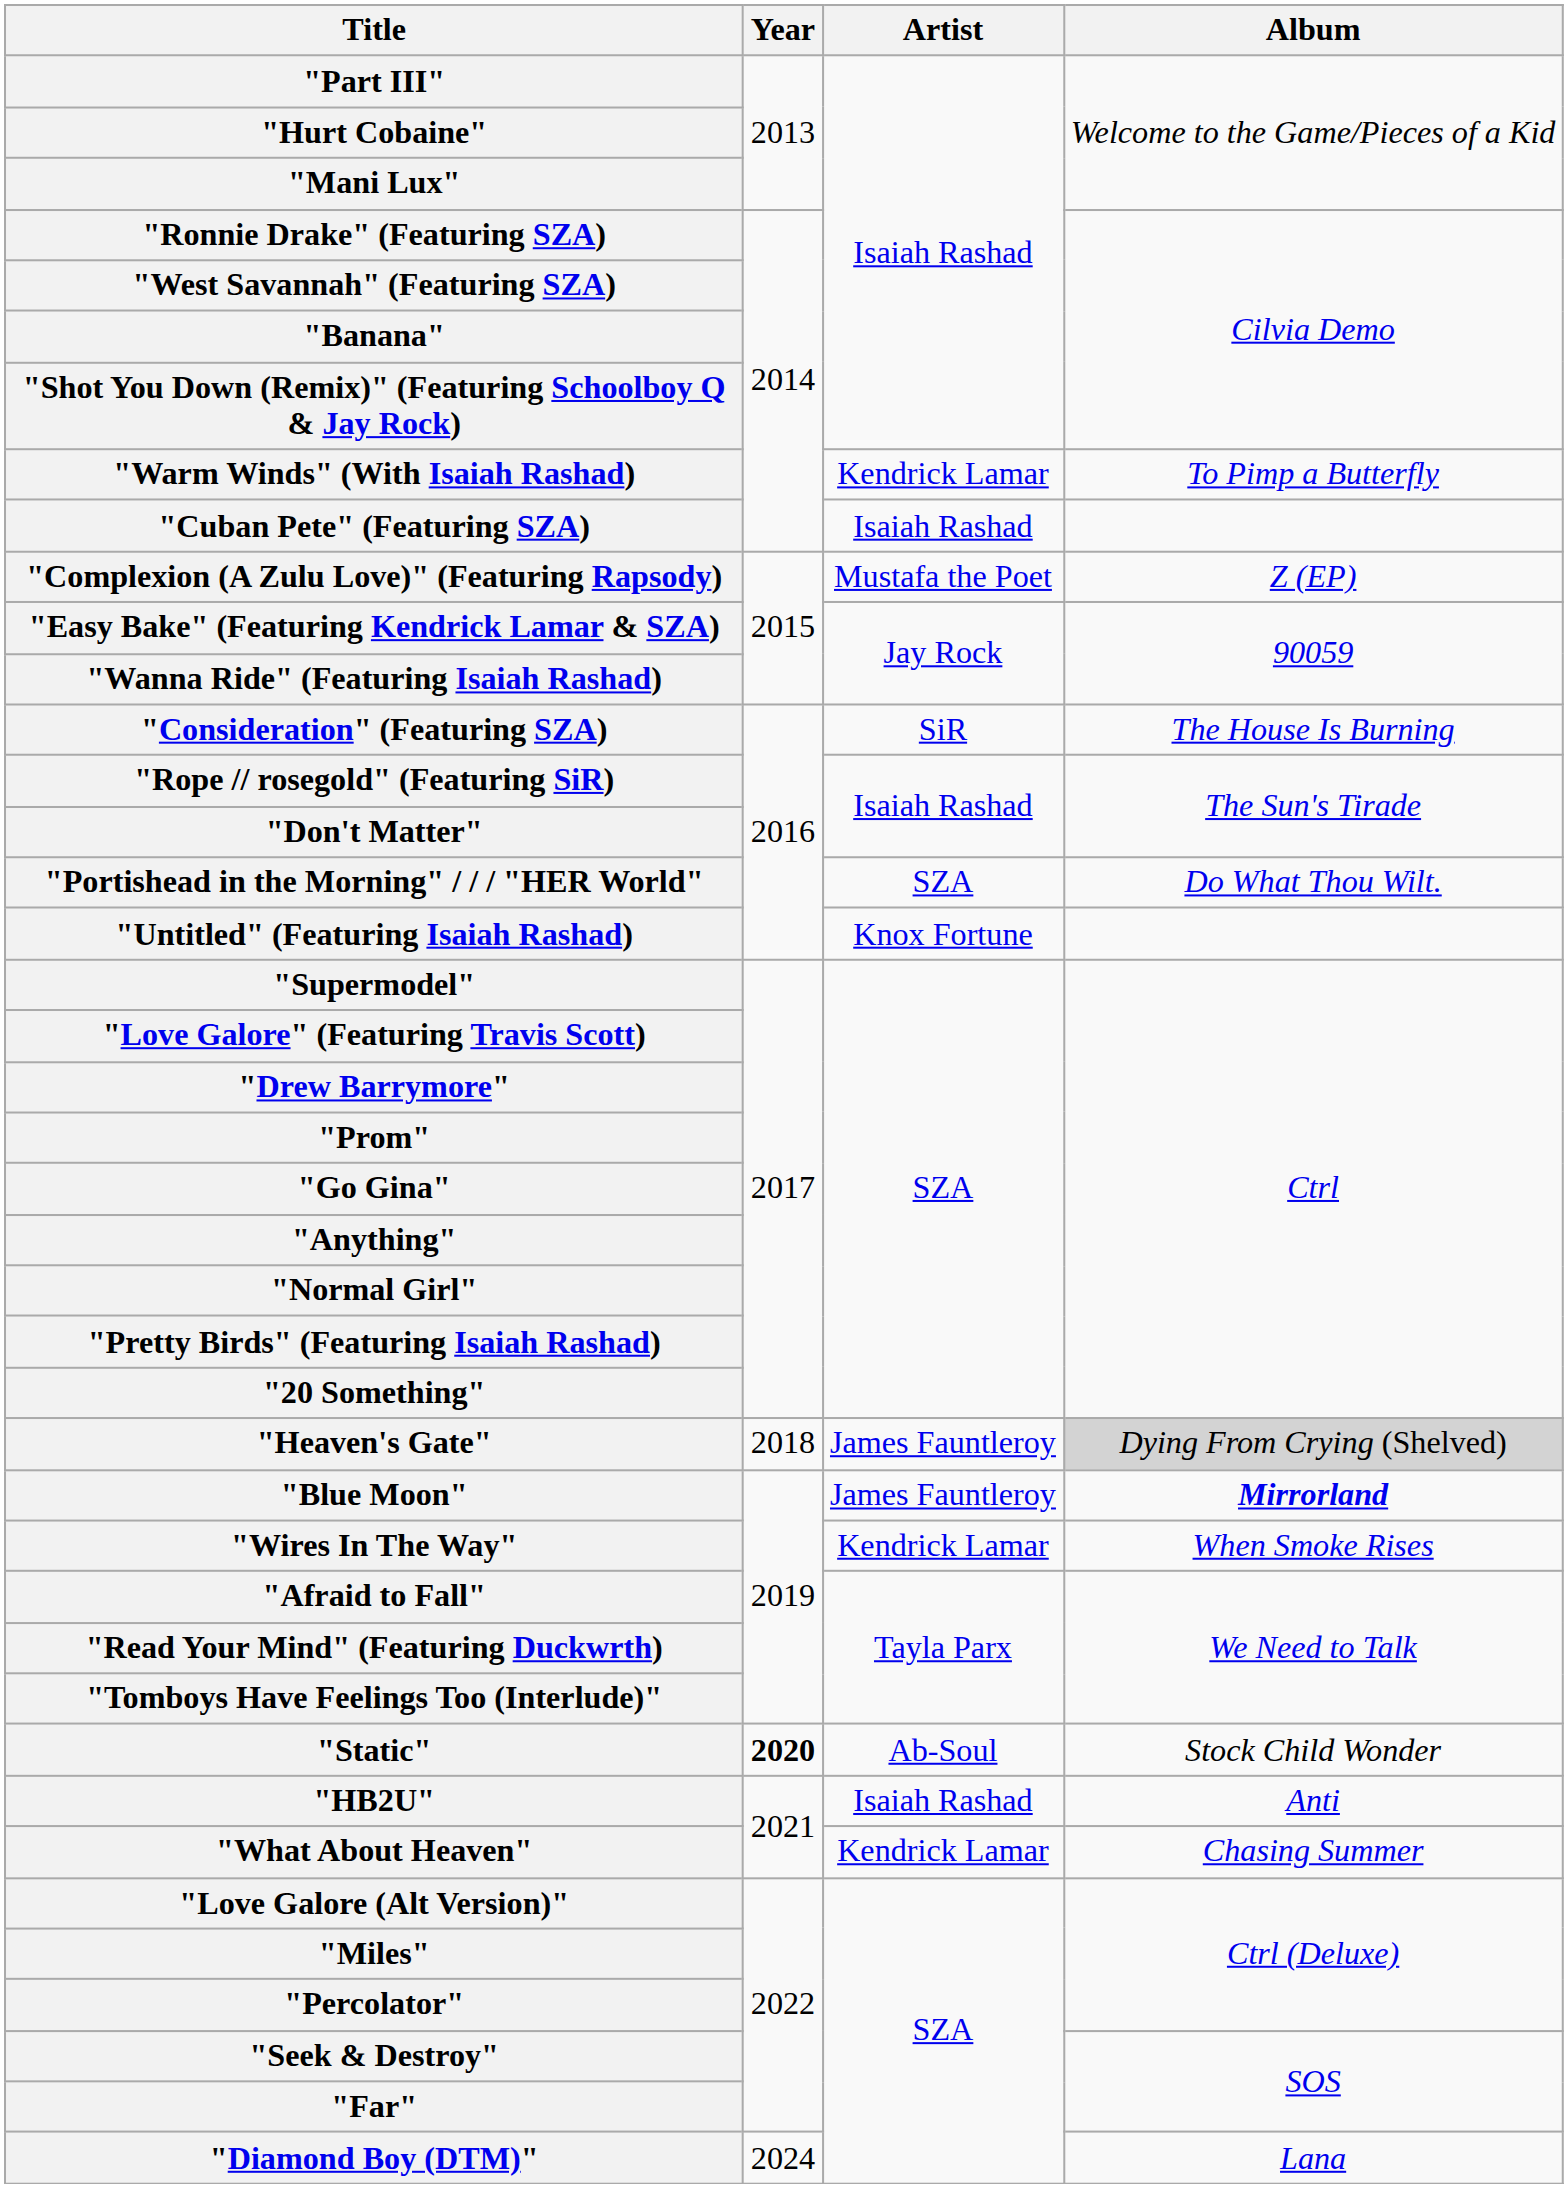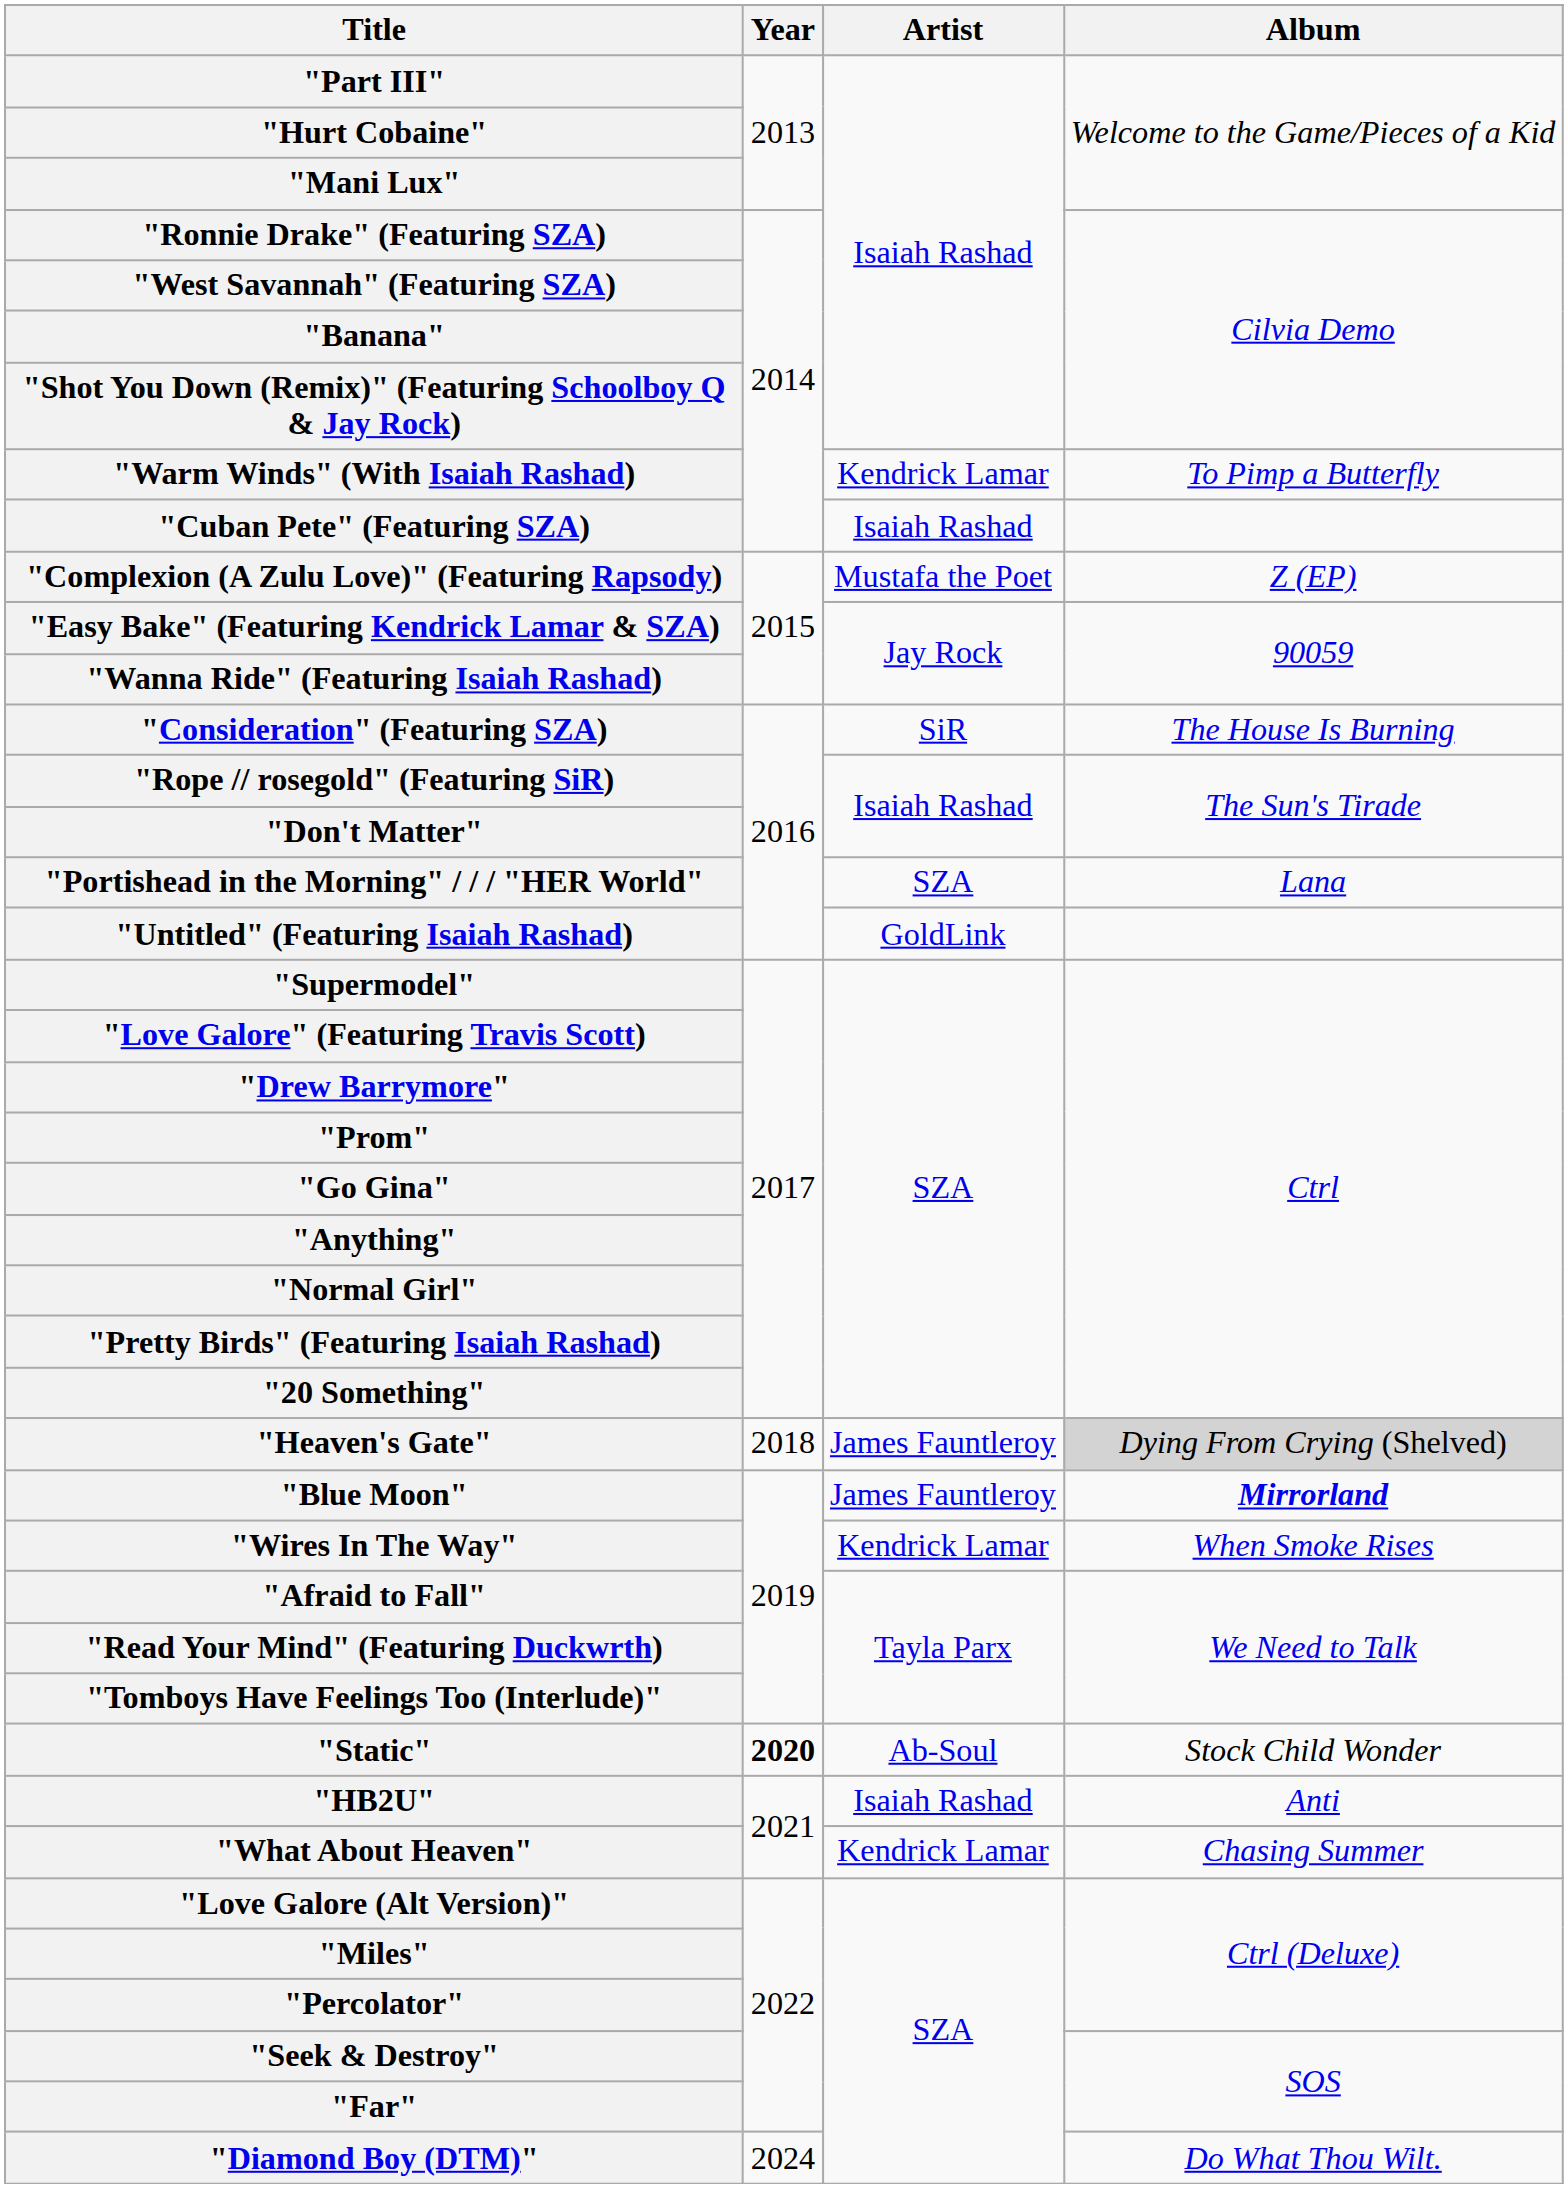(1313, 882) Do What Thou Wilt. -> (1313, 882) Lana
(943, 933) Knox Fortune -> (943, 933) GoldLink
(1313, 2157) Lana -> (1313, 2157) Do What Thou Wilt.
